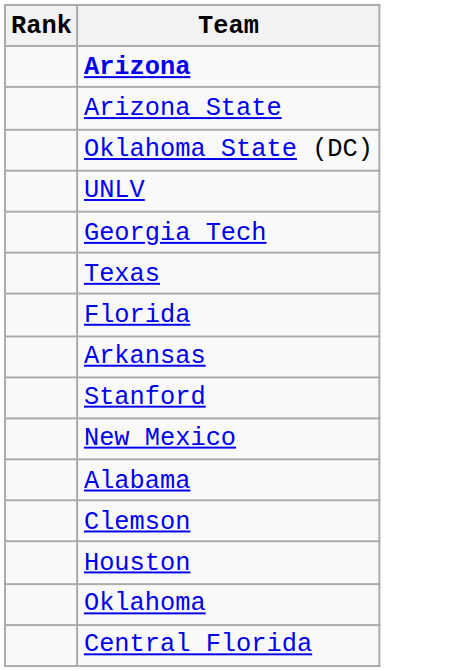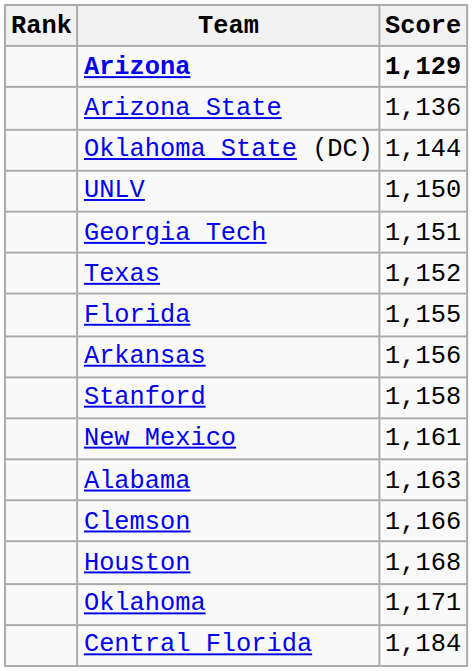+ column: (423, 26)
